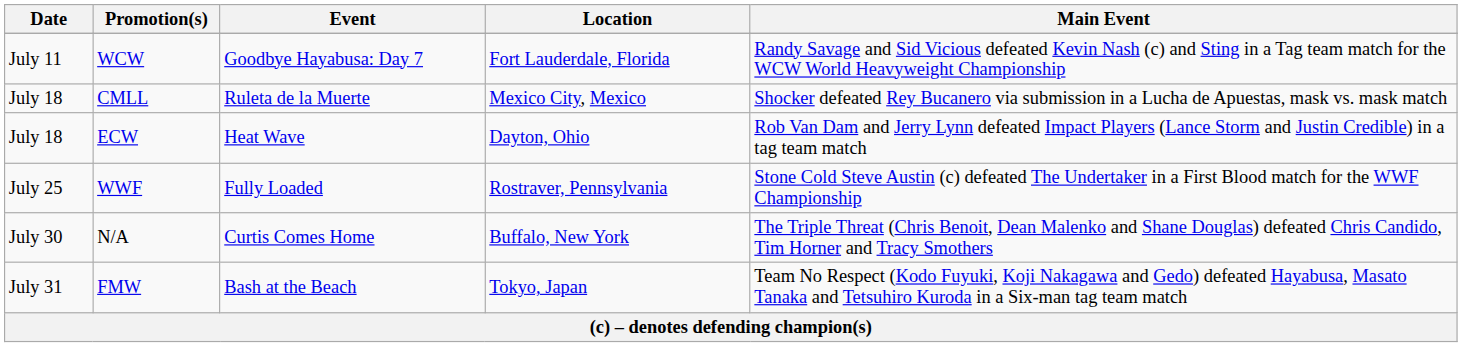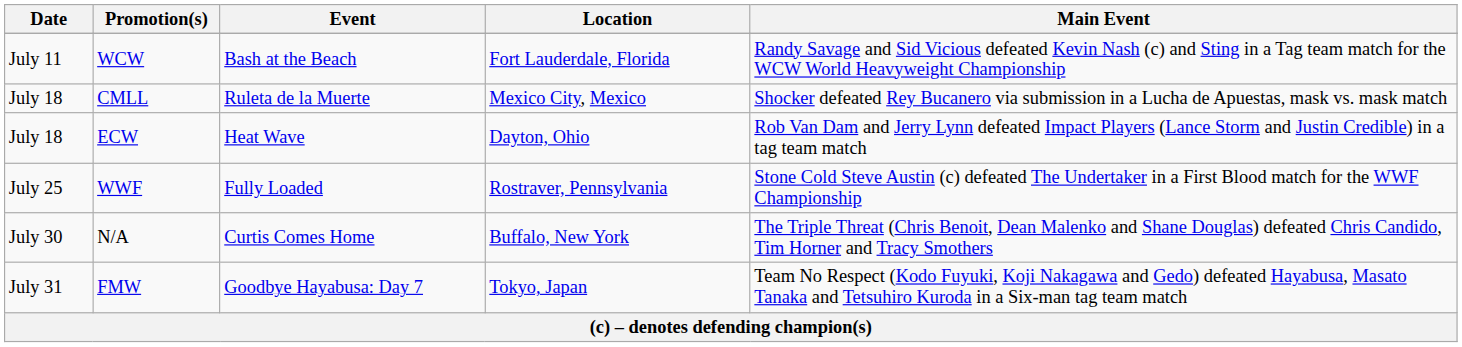(324, 58) Goodbye Hayabusa: Day 7 -> (290, 58) Bash at the Beach
(290, 287) Bash at the Beach -> (324, 287) Goodbye Hayabusa: Day 7
